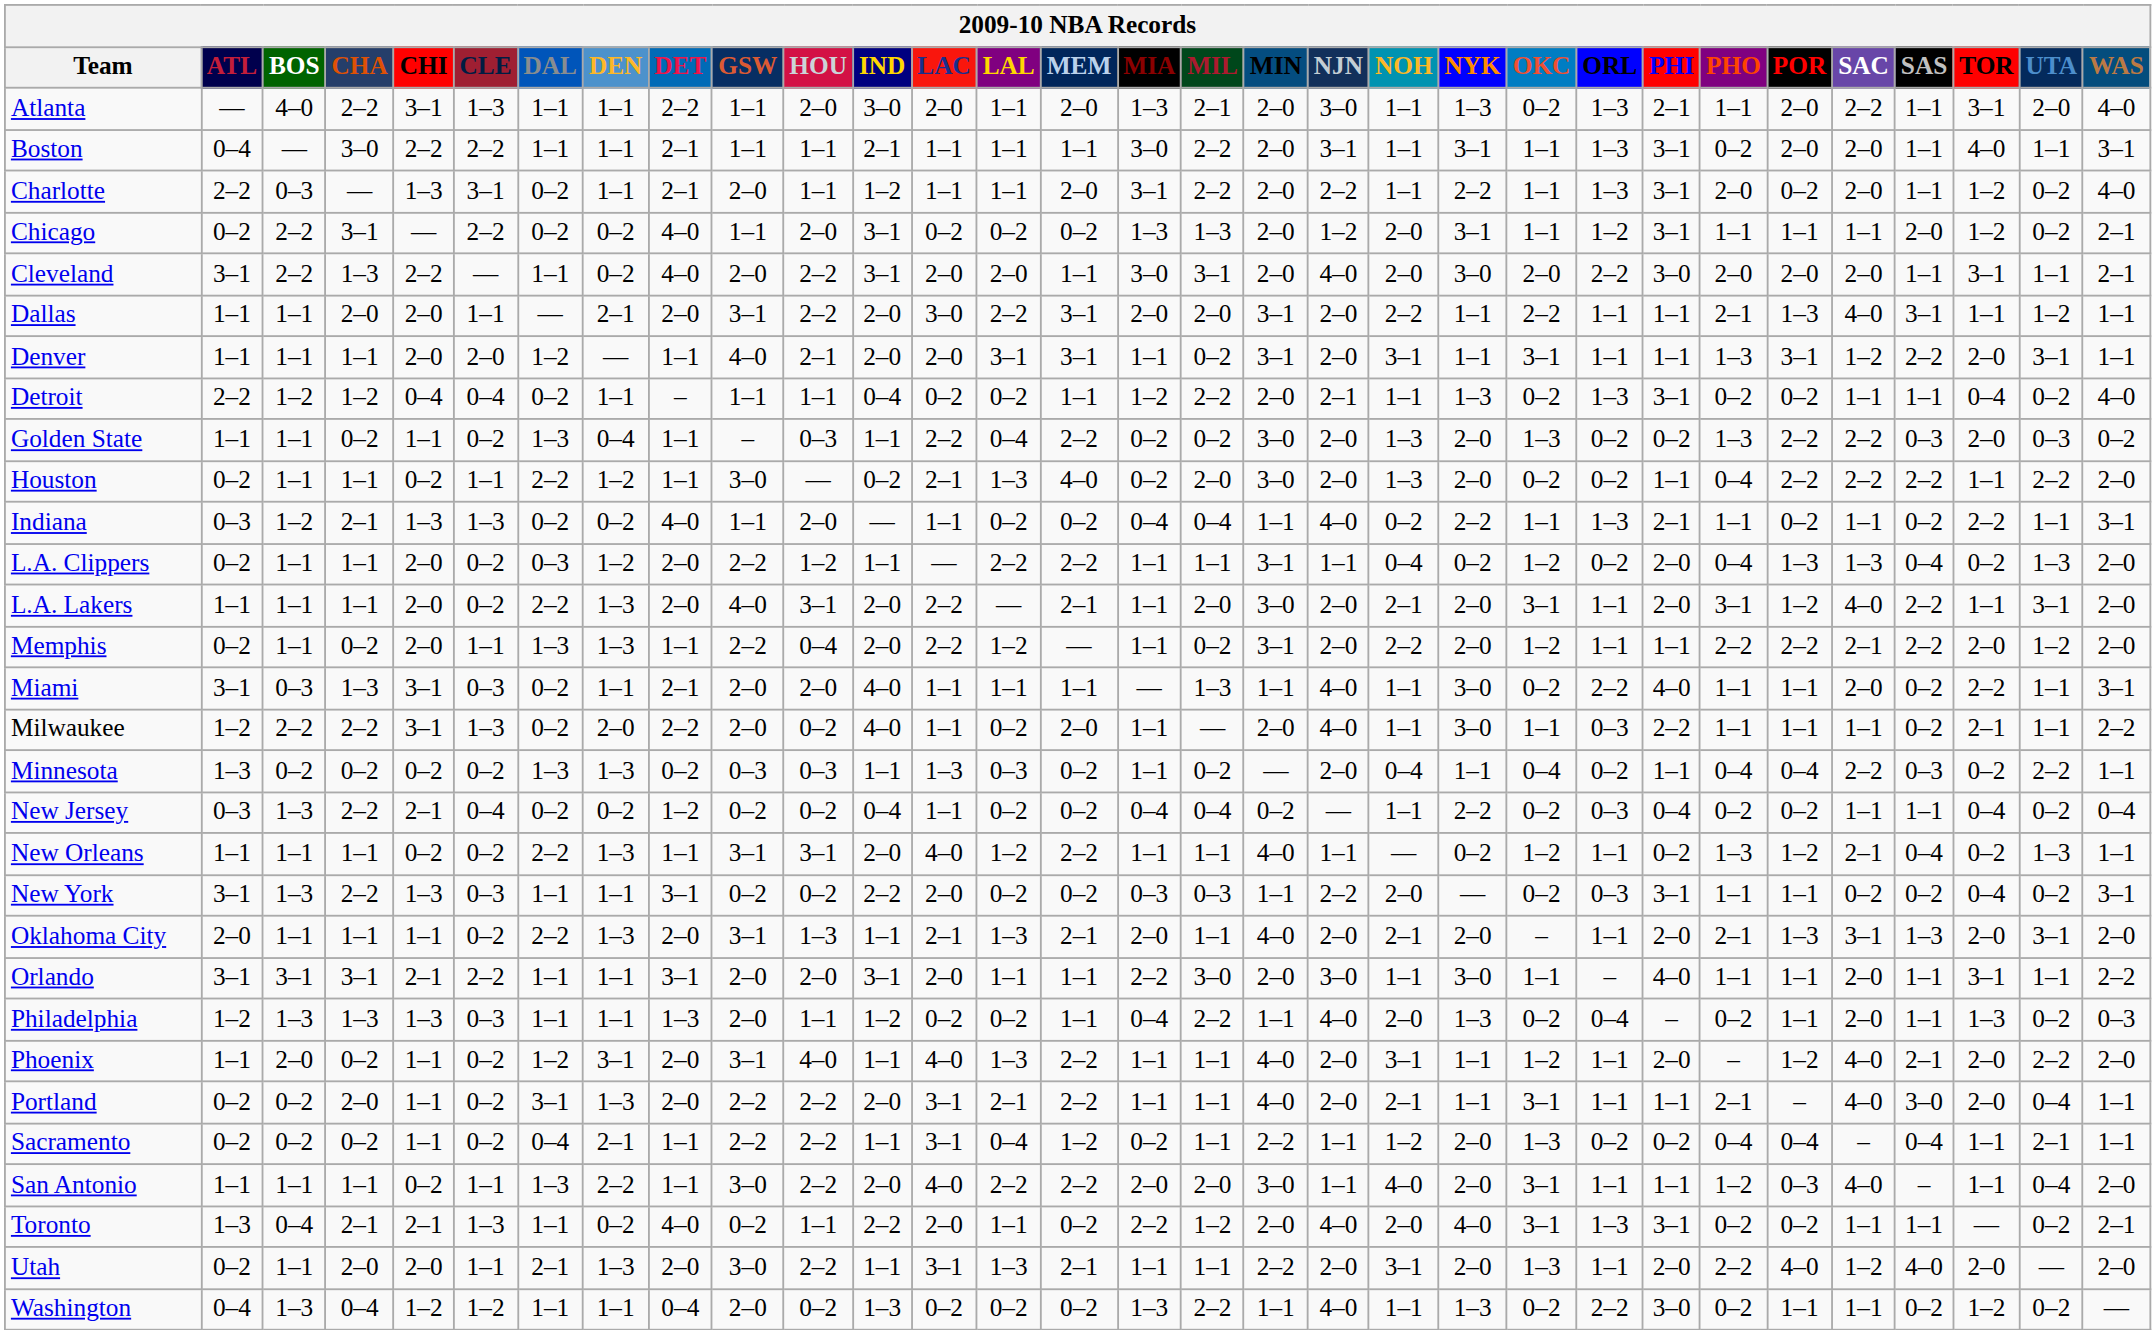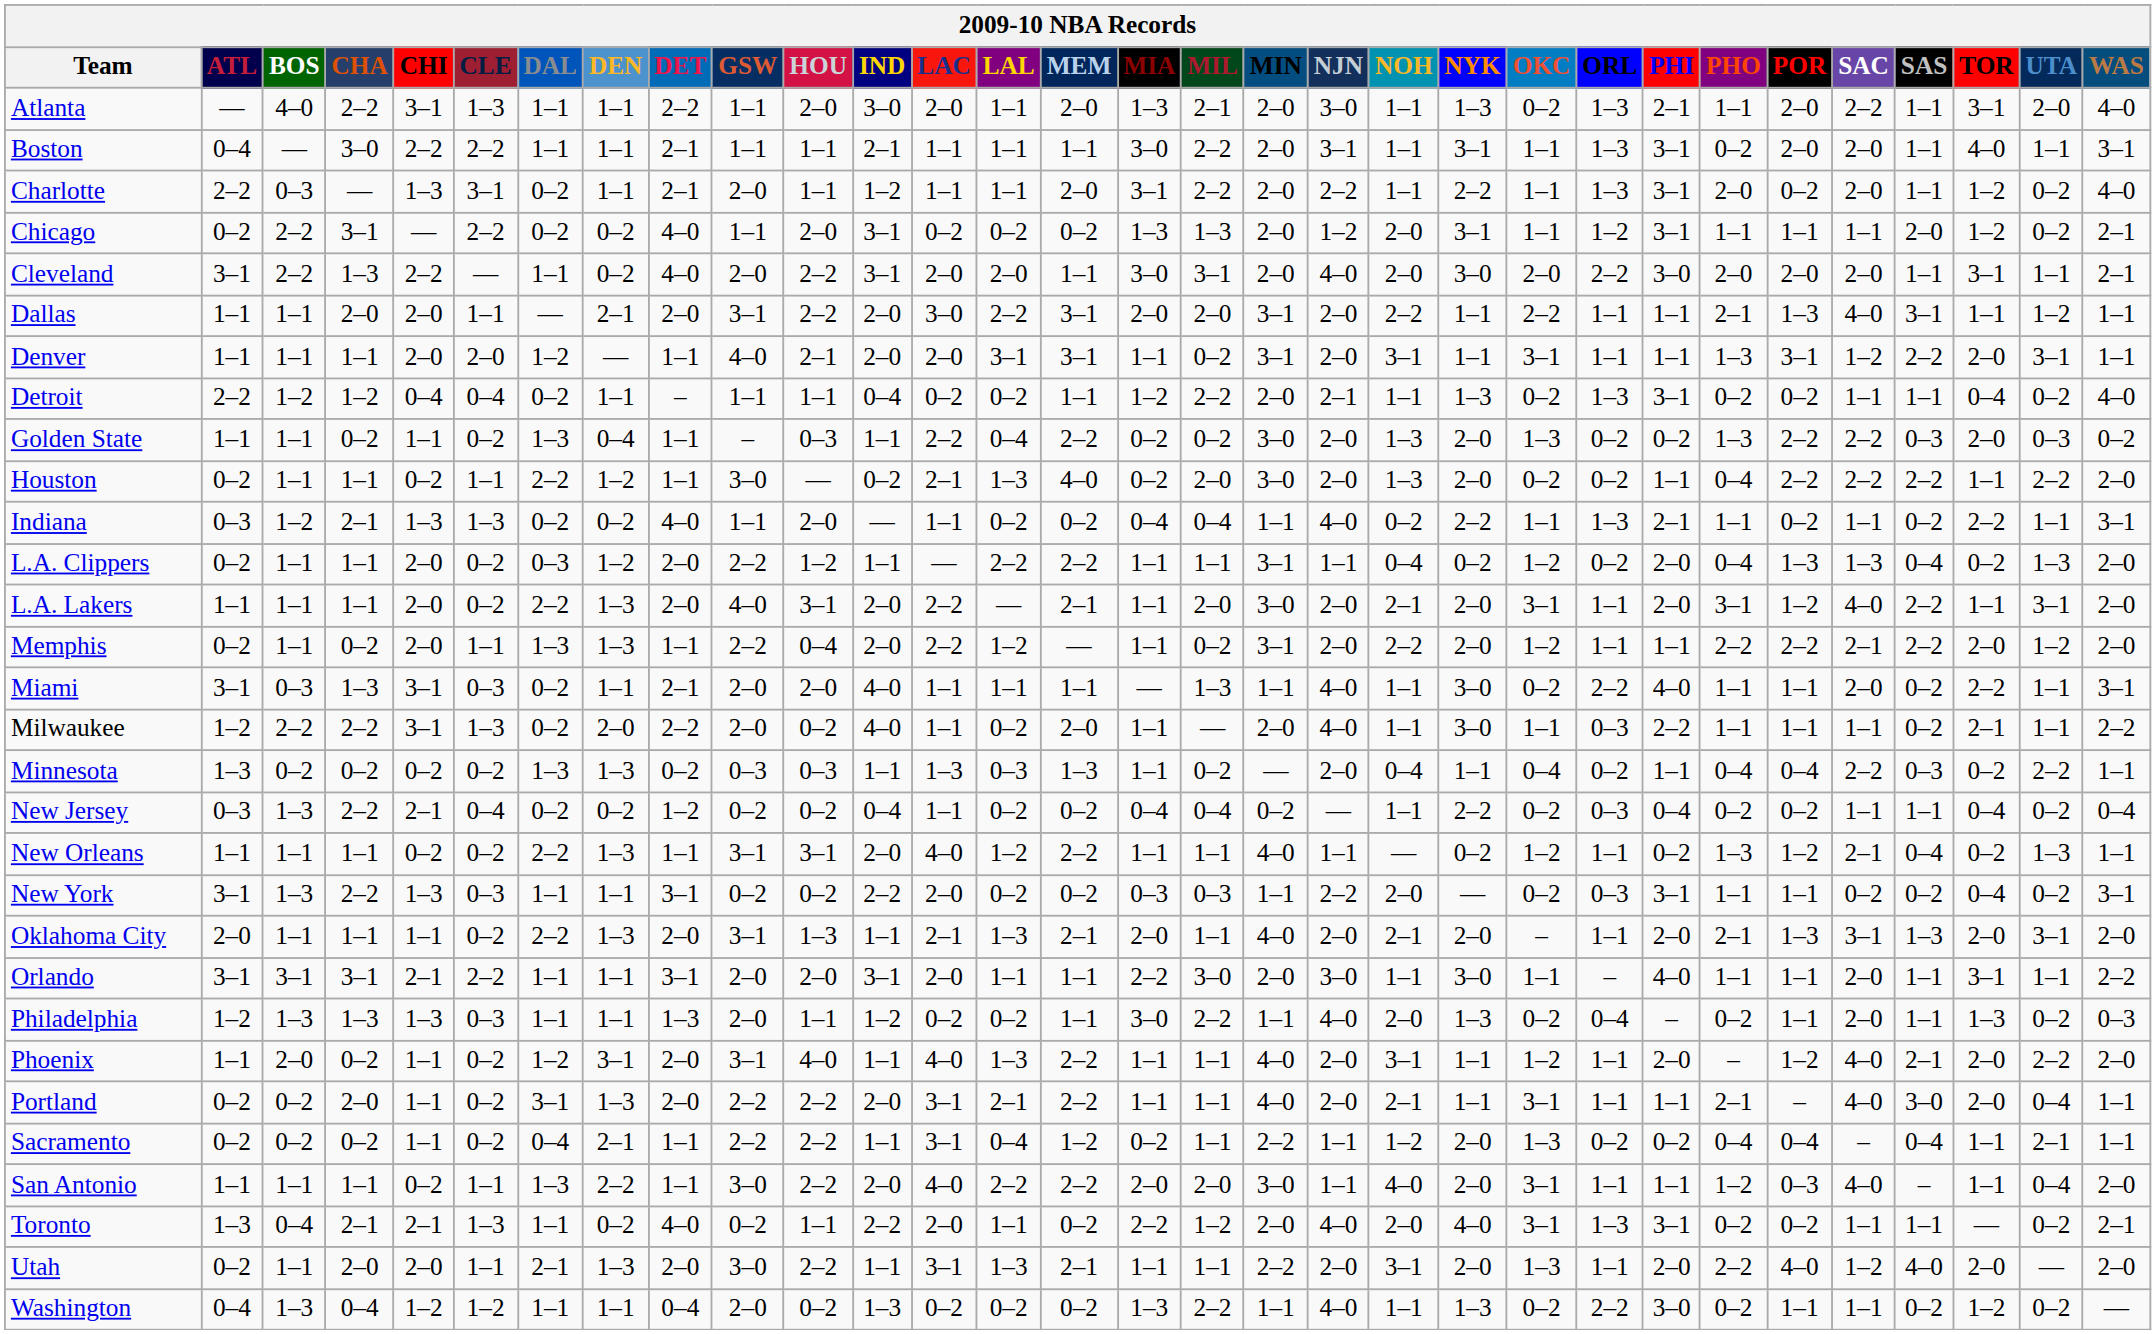(1079, 770) 0–2 -> (1079, 770) 1–3
(1149, 1018) 0–4 -> (1149, 1018) 3–0
